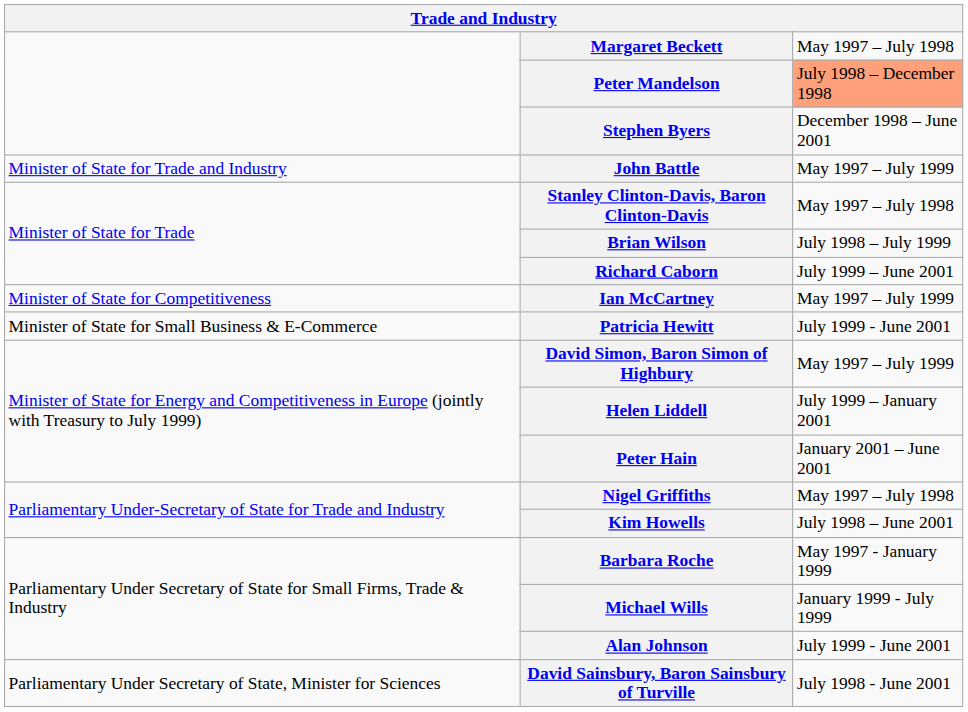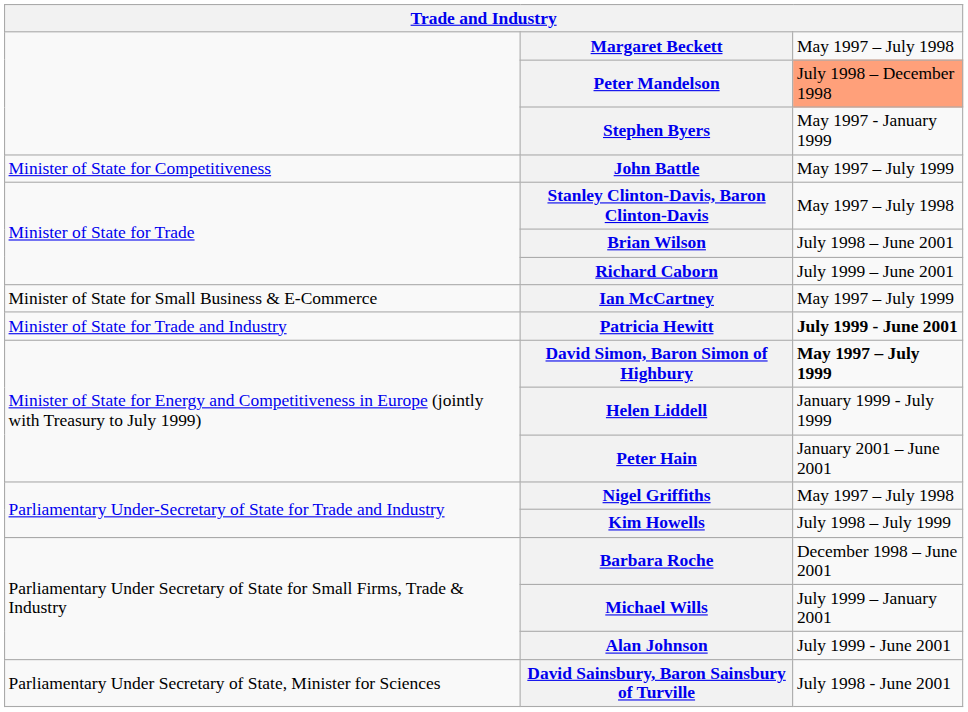(877, 130) December 1998 – June 2001 -> (867, 130) May 1997 - January 1999
(148, 168) Minister of State for Trade and Industry -> (140, 168) Minister of State for Competitiveness
(874, 243) July 1998 – July 1999 -> (875, 243) July 1998 – June 2001
(140, 298) Minister of State for Competitiveness -> (193, 298) Minister of State for Small Business & E-Commerce
(193, 326) Minister of State for Small Business & E-Commerce -> (148, 326) Minister of State for Trade and Industry
(874, 326) normal -> (877, 326) bold
(875, 363) normal -> (858, 363) bold
(867, 410) July 1999 – January 2001 -> (865, 410) January 1999 - July 1999
(875, 523) July 1998 – June 2001 -> (874, 523) July 1998 – July 1999
(867, 560) May 1997 - January 1999 -> (877, 560) December 1998 – June 2001
(865, 608) January 1999 - July 1999 -> (867, 608) July 1999 – January 2001
